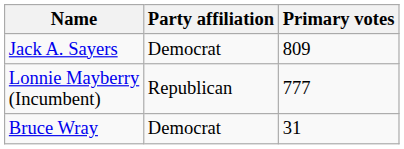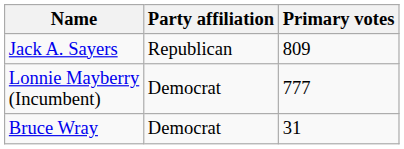(184, 48) Democrat -> (190, 48) Republican
(190, 88) Republican -> (184, 88) Democrat
